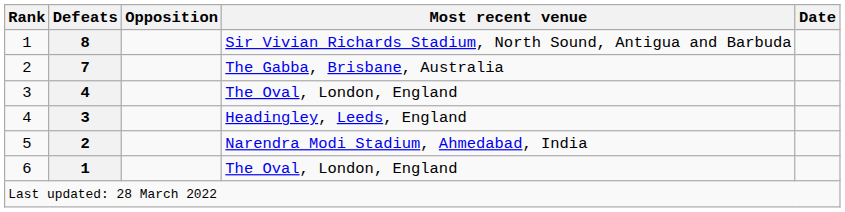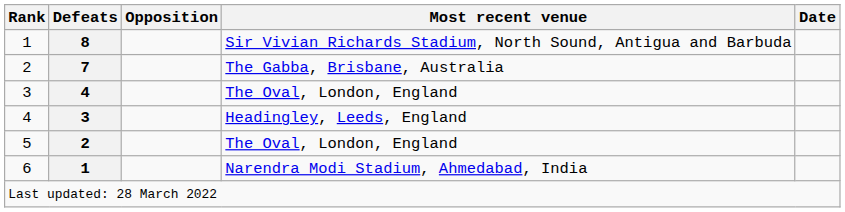(406, 143) Narendra Modi Stadium, Ahmedabad, India -> (341, 143) The Oval, London, England
(341, 168) The Oval, London, England -> (406, 168) Narendra Modi Stadium, Ahmedabad, India
